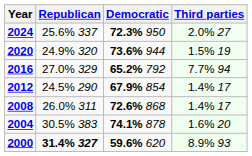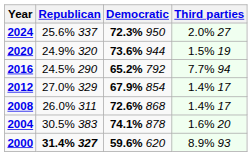(70, 69) 27.0% 329 -> (70, 69) 24.5% 290
(70, 87) 24.5% 290 -> (70, 87) 27.0% 329
